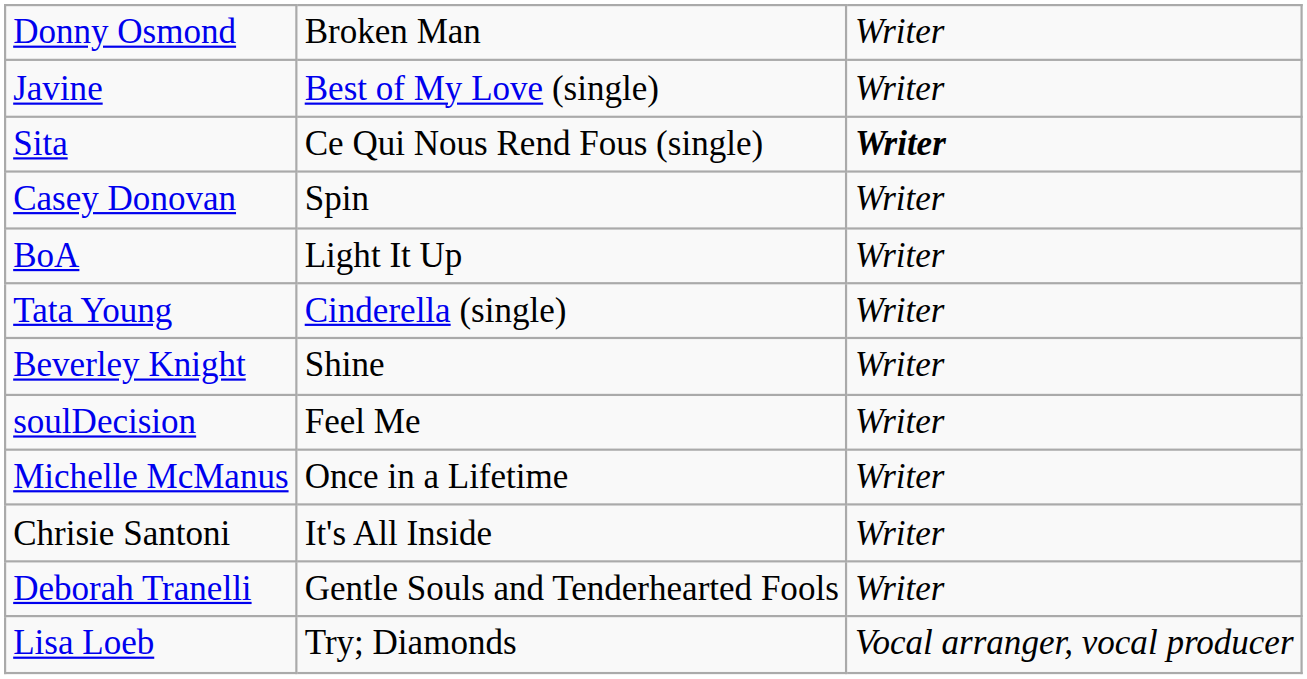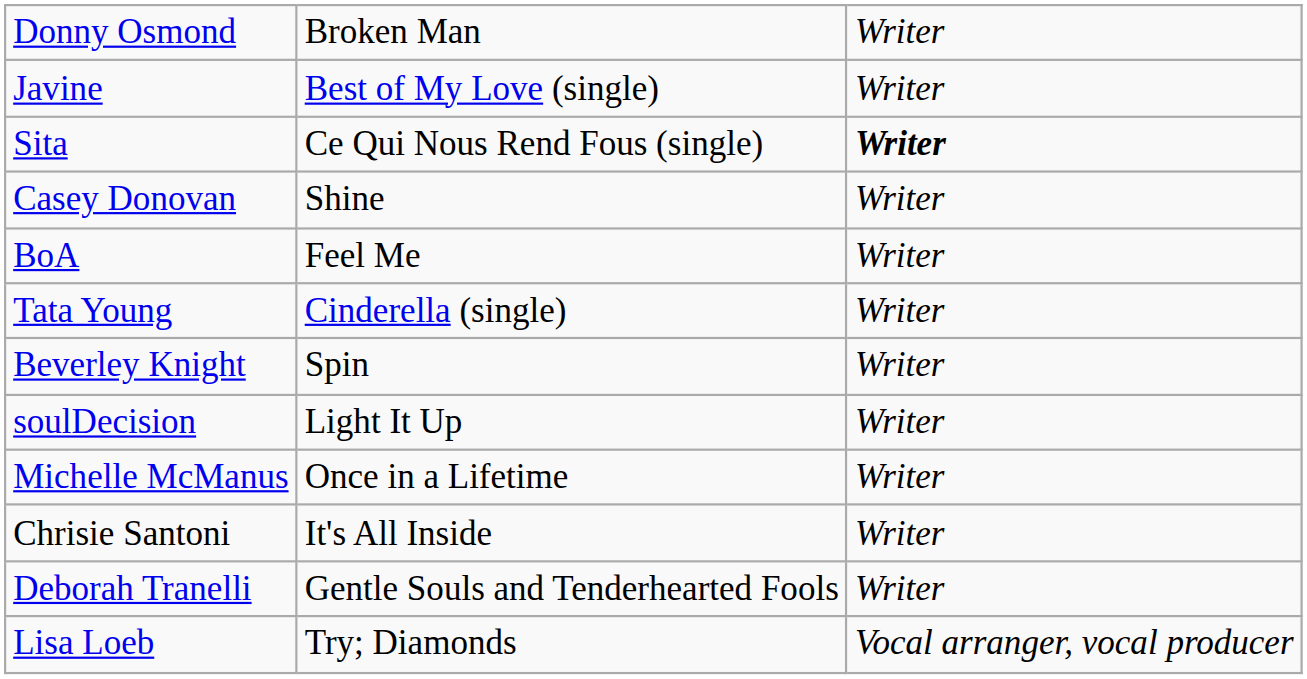(337, 198) Spin -> (345, 198) Shine
(384, 254) Light It Up -> (363, 254) Feel Me
(345, 365) Shine -> (337, 365) Spin
(363, 421) Feel Me -> (384, 421) Light It Up
